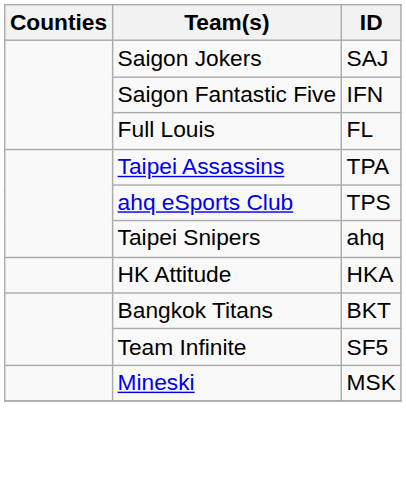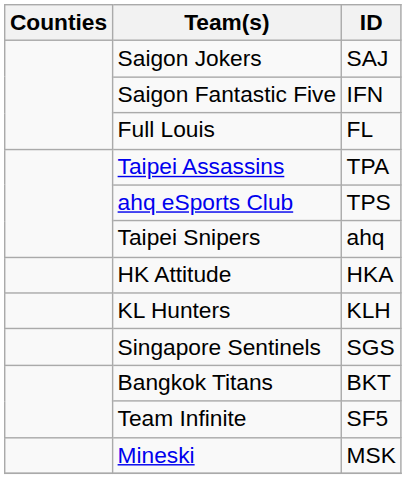+ row: (174, 310)
+ row: (219, 346)
